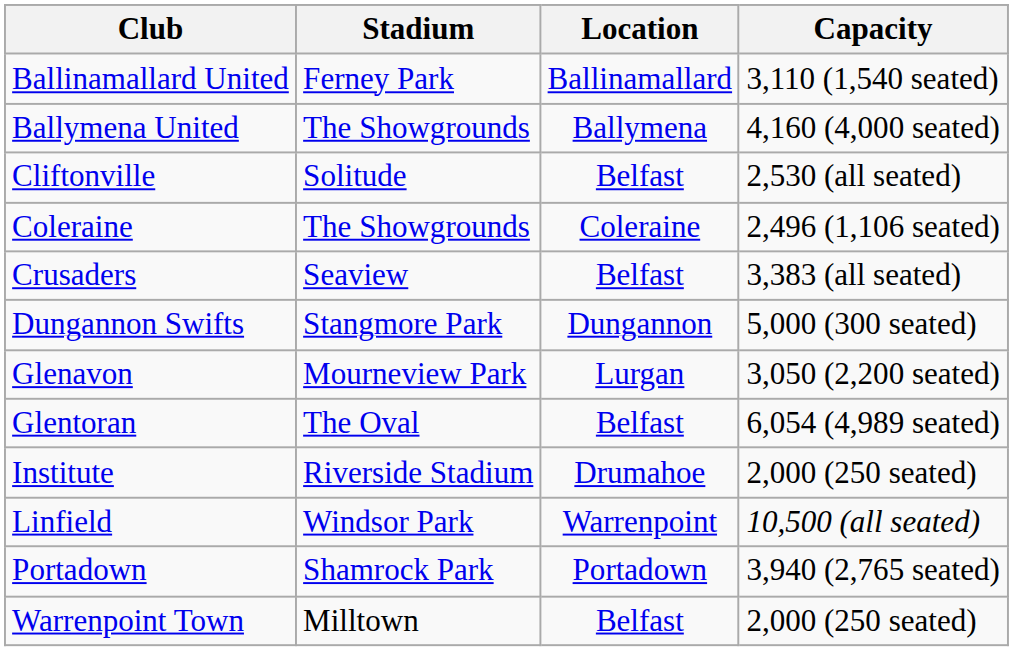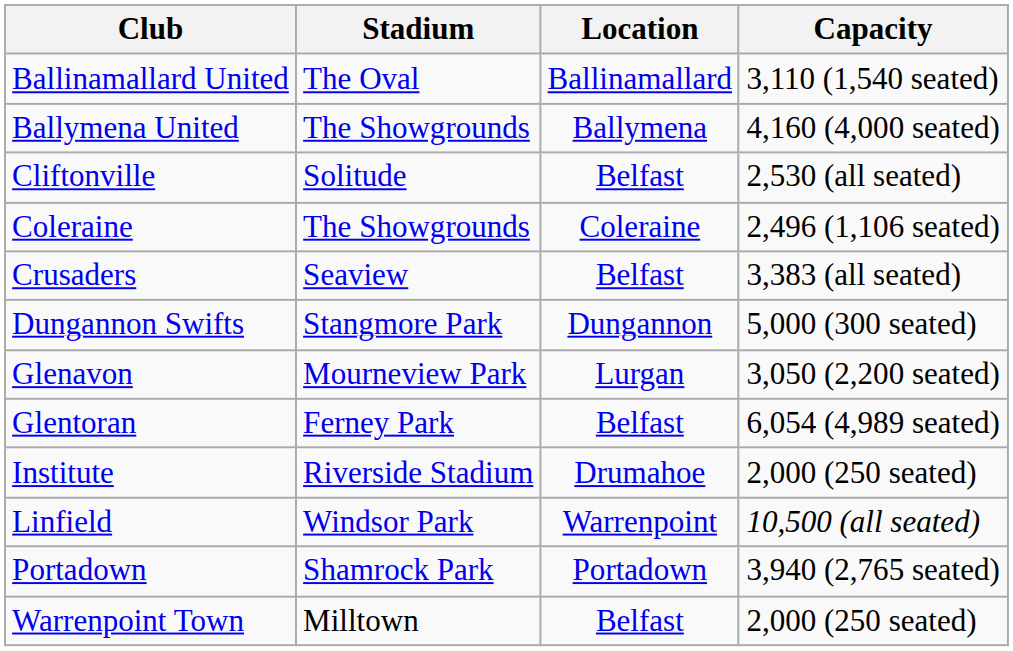(379, 78) Ferney Park -> (361, 78) The Oval
(361, 422) The Oval -> (379, 422) Ferney Park
